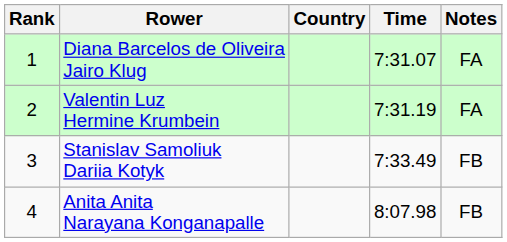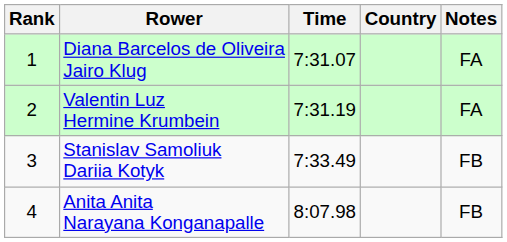columns swapped: (329, 19) <-> (405, 19)
